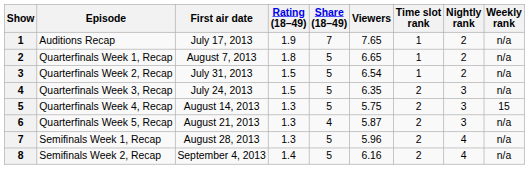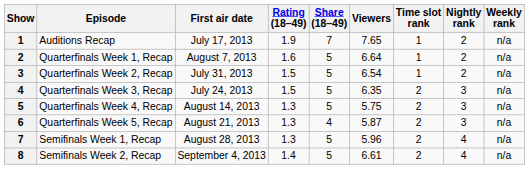(289, 57) 1.8 -> (289, 57) 1.6
(371, 57) 6.65 -> (371, 57) 6.64
(504, 106) 15 -> (504, 106) n/a
(371, 156) 6.16 -> (371, 156) 6.61
